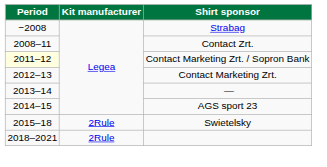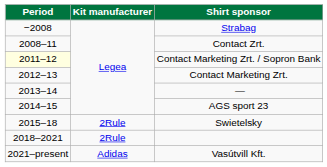+ row: (239, 153)
